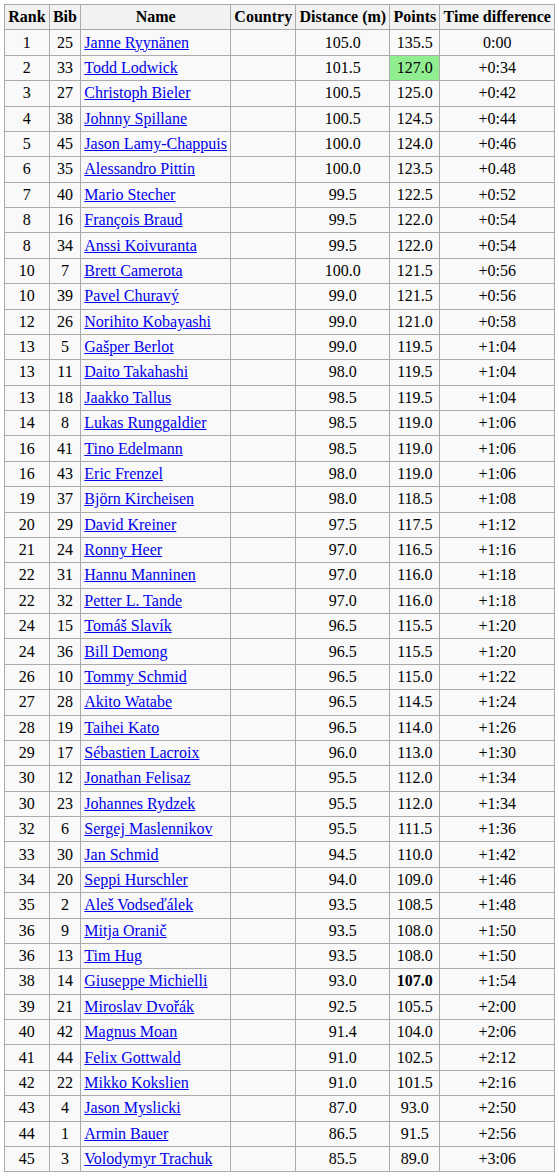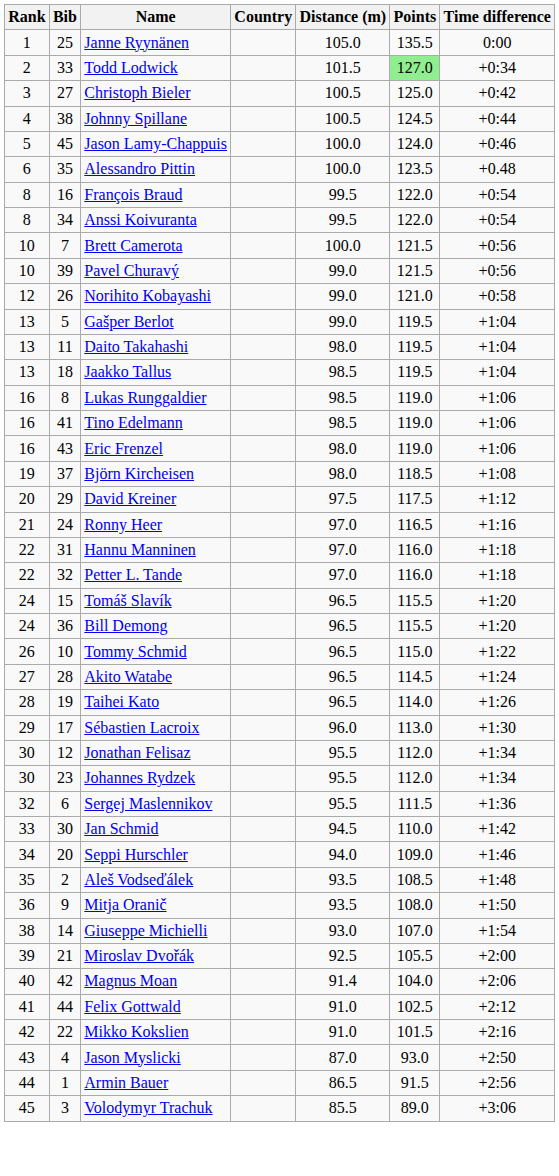- row: (130, 194)
(27, 423) 14 -> (27, 397) 16
- row: (113, 956)
(415, 981) bold -> (415, 930) normal
